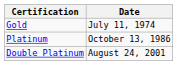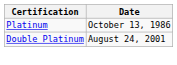- row: (17, 25)
